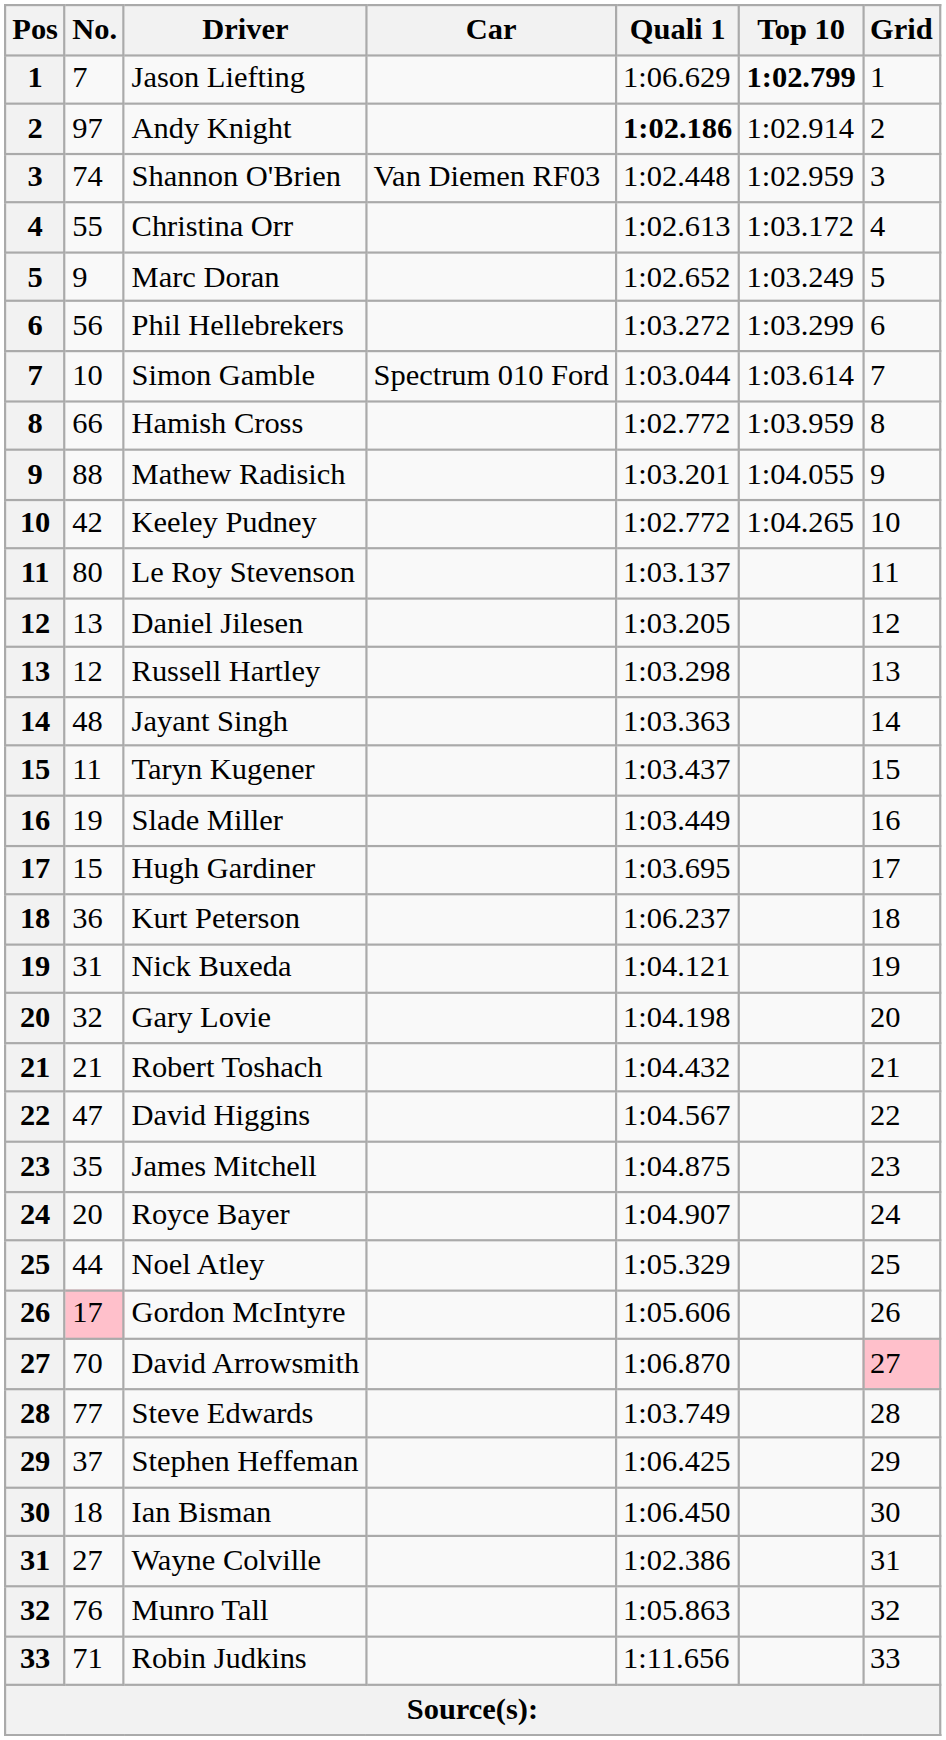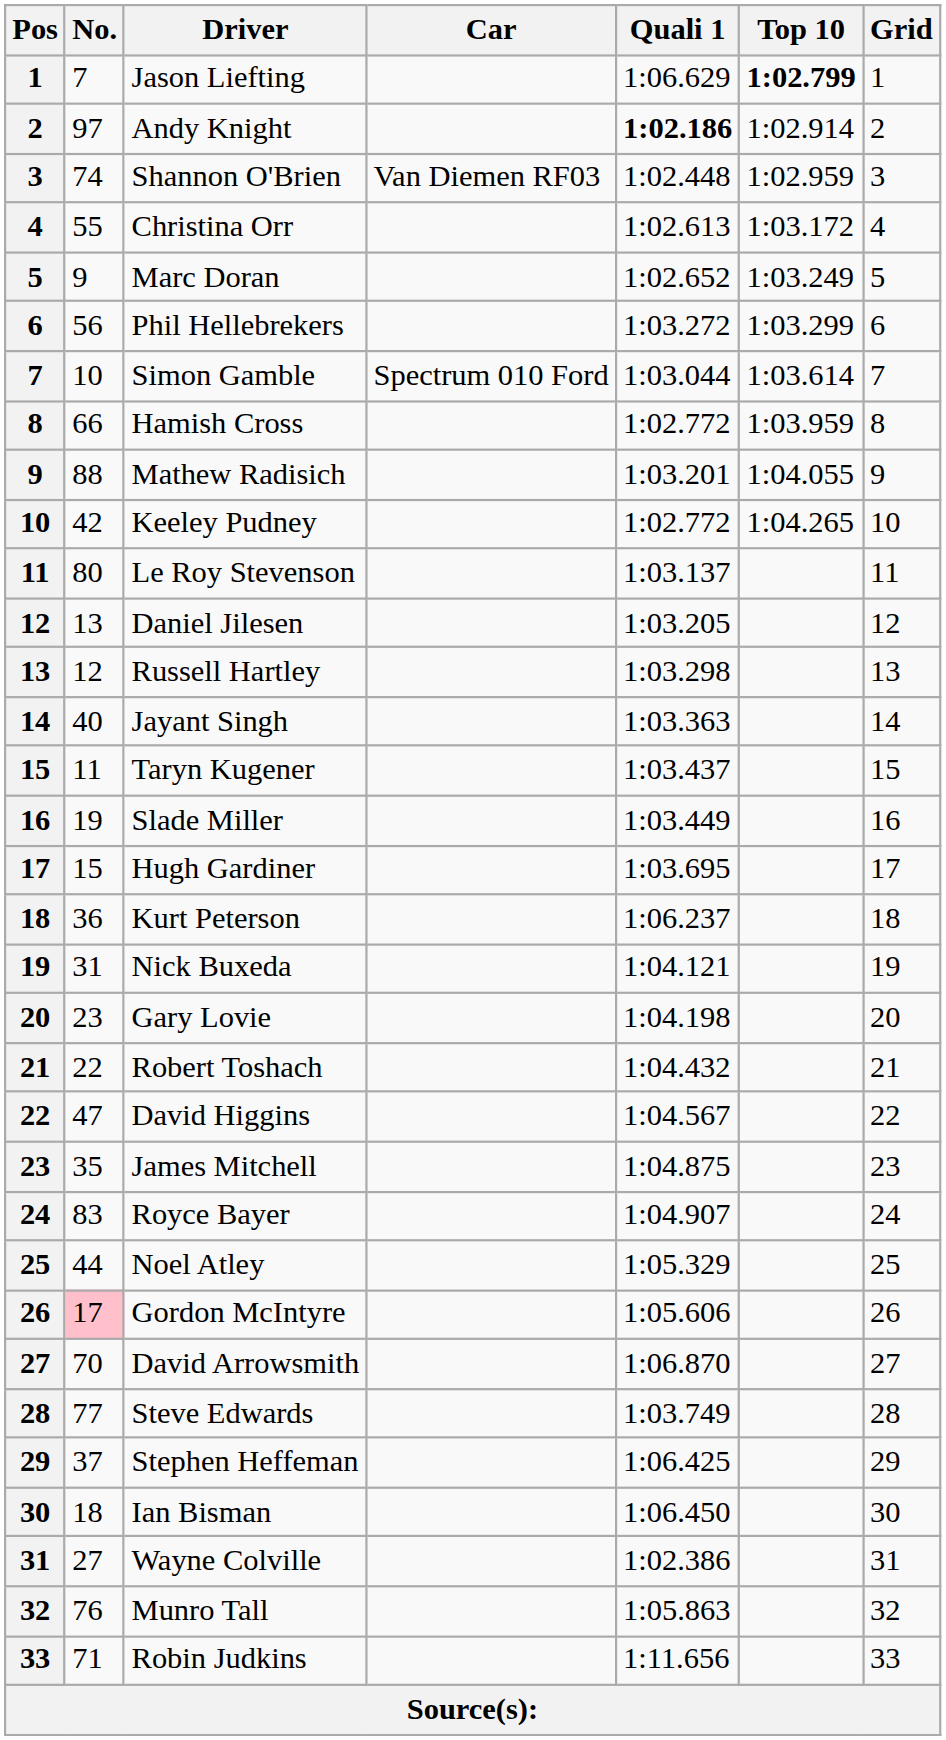(88, 720) 48 -> (88, 720) 40
(88, 1017) 32 -> (88, 1017) 23
(88, 1066) 21 -> (88, 1066) 22
(88, 1214) 20 -> (88, 1214) 83
(885, 1363) pink background -> (885, 1363) no background
